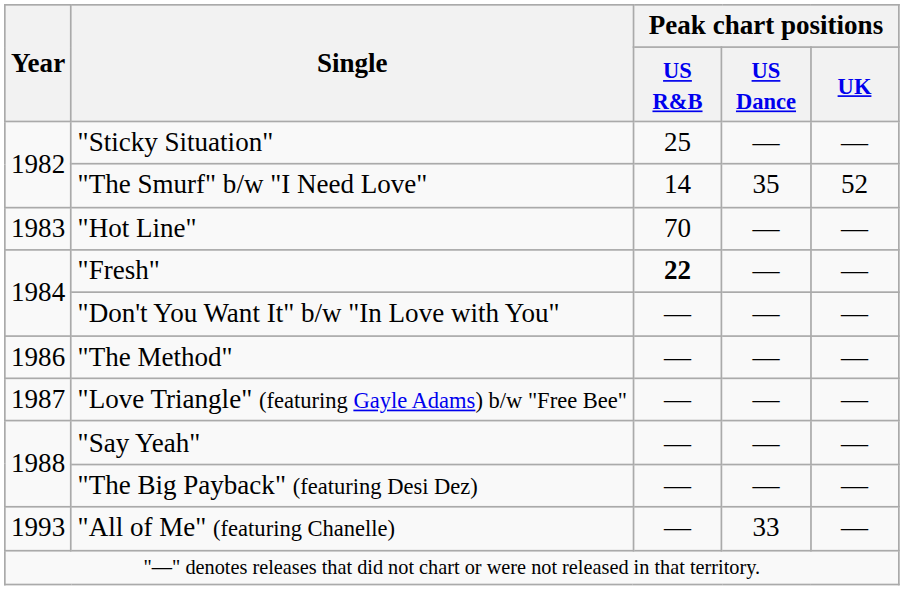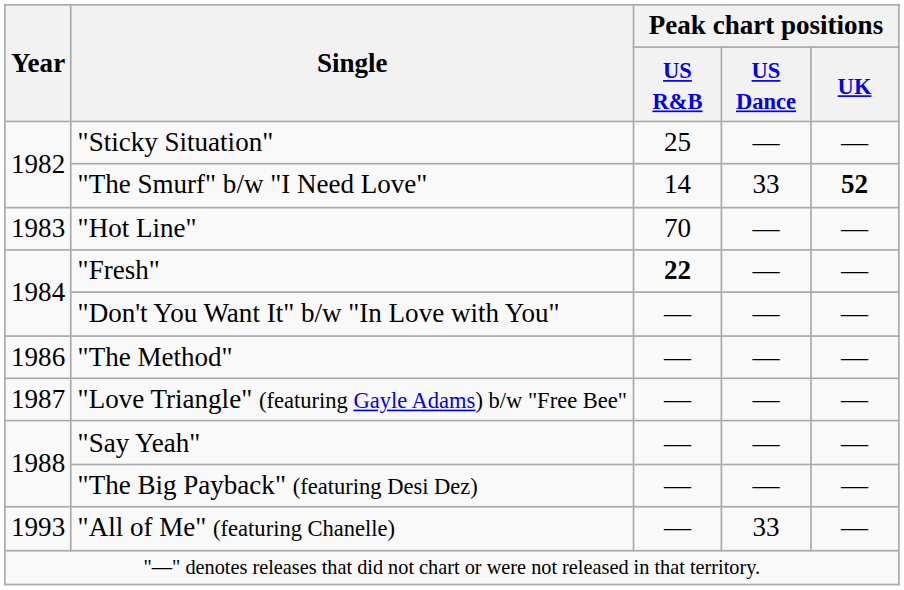(766, 185) 35 -> (766, 185) 33
(855, 185) normal -> (855, 185) bold
